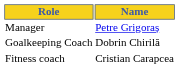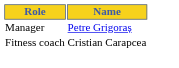- row: (49, 43)
